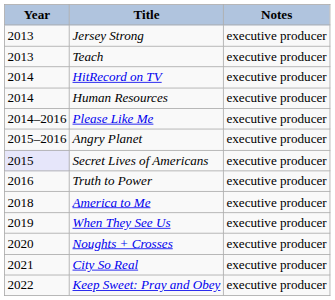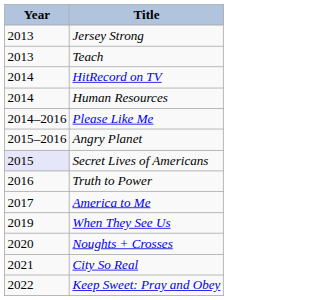- column: (277, 14)
(21, 202) 2018 -> (21, 202) 2017
